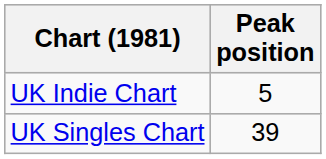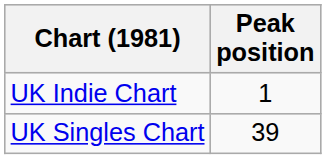(265, 93) 5 -> (265, 93) 1
